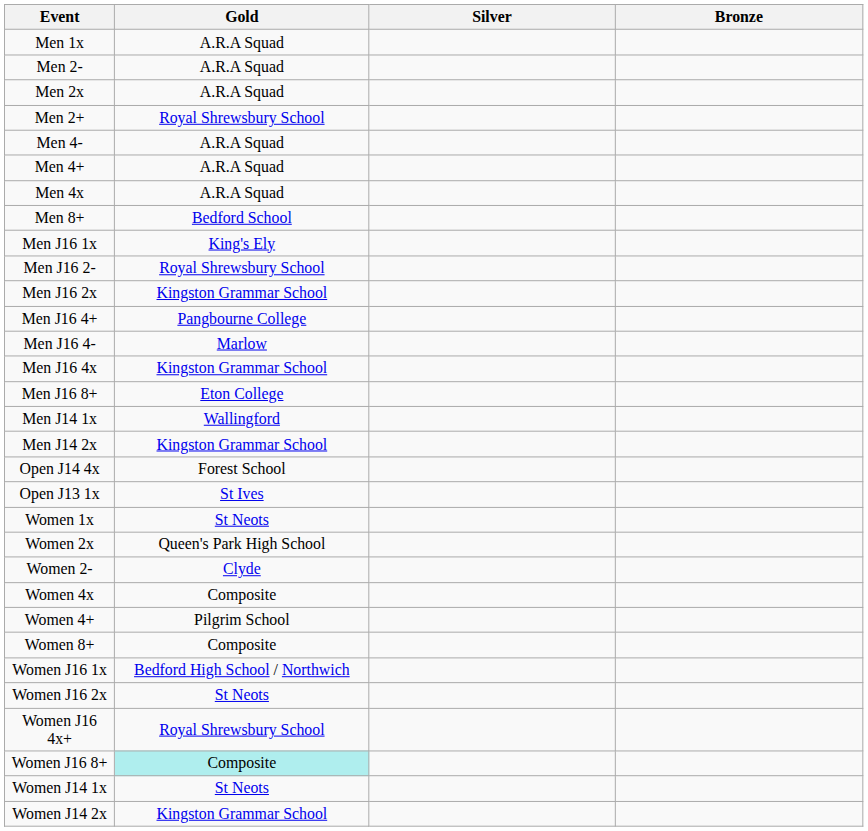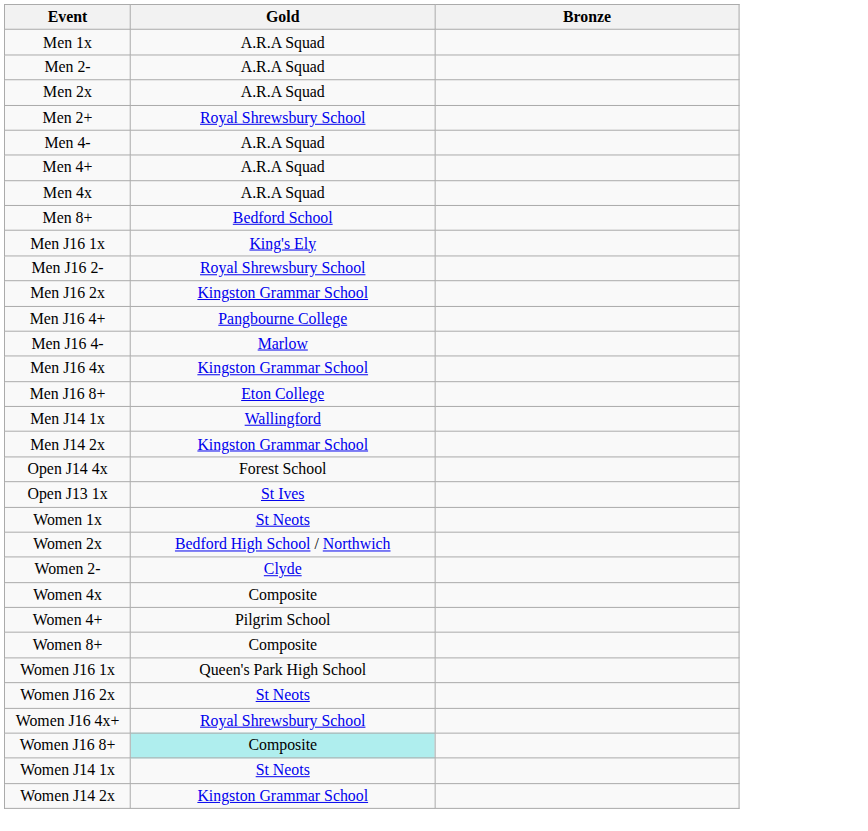- column: (492, 17)
(242, 544) Queen's Park High School -> (283, 544) Bedford High School / Northwich
(242, 670) Bedford High School / Northwich -> (283, 670) Queen's Park High School
